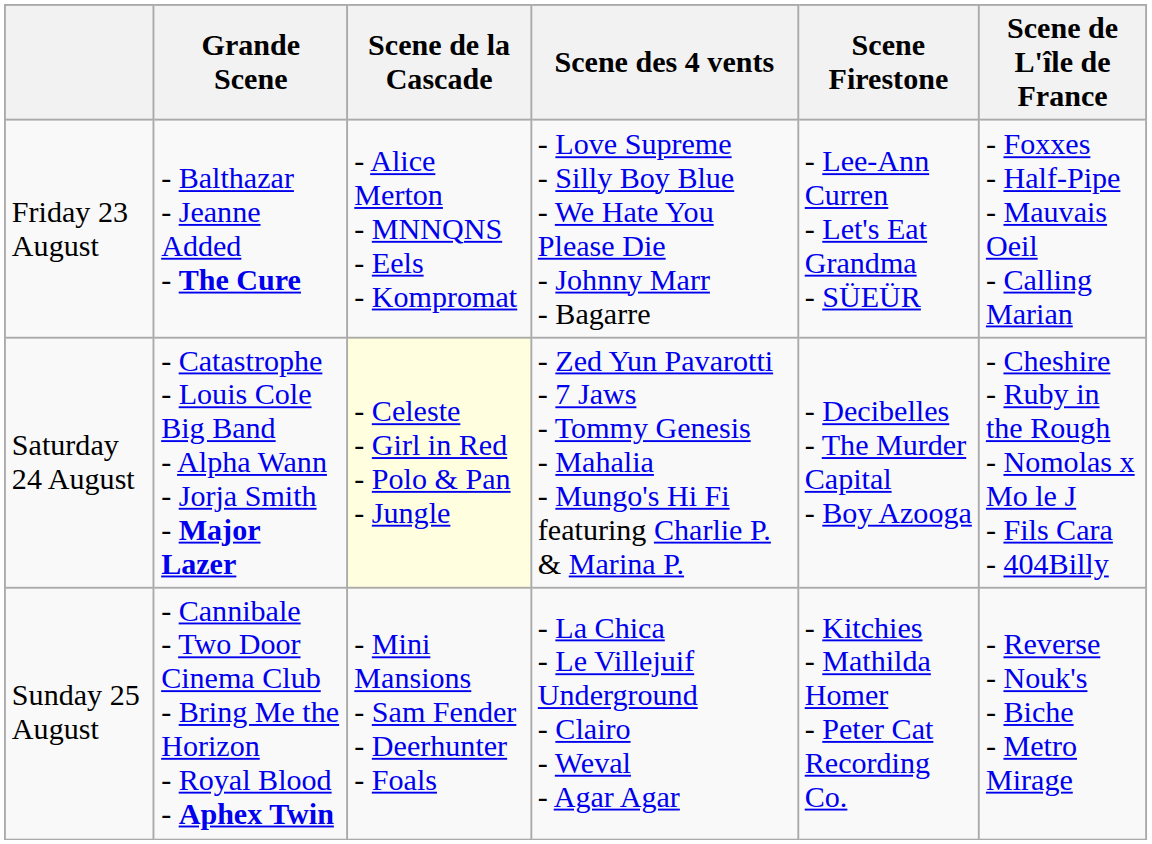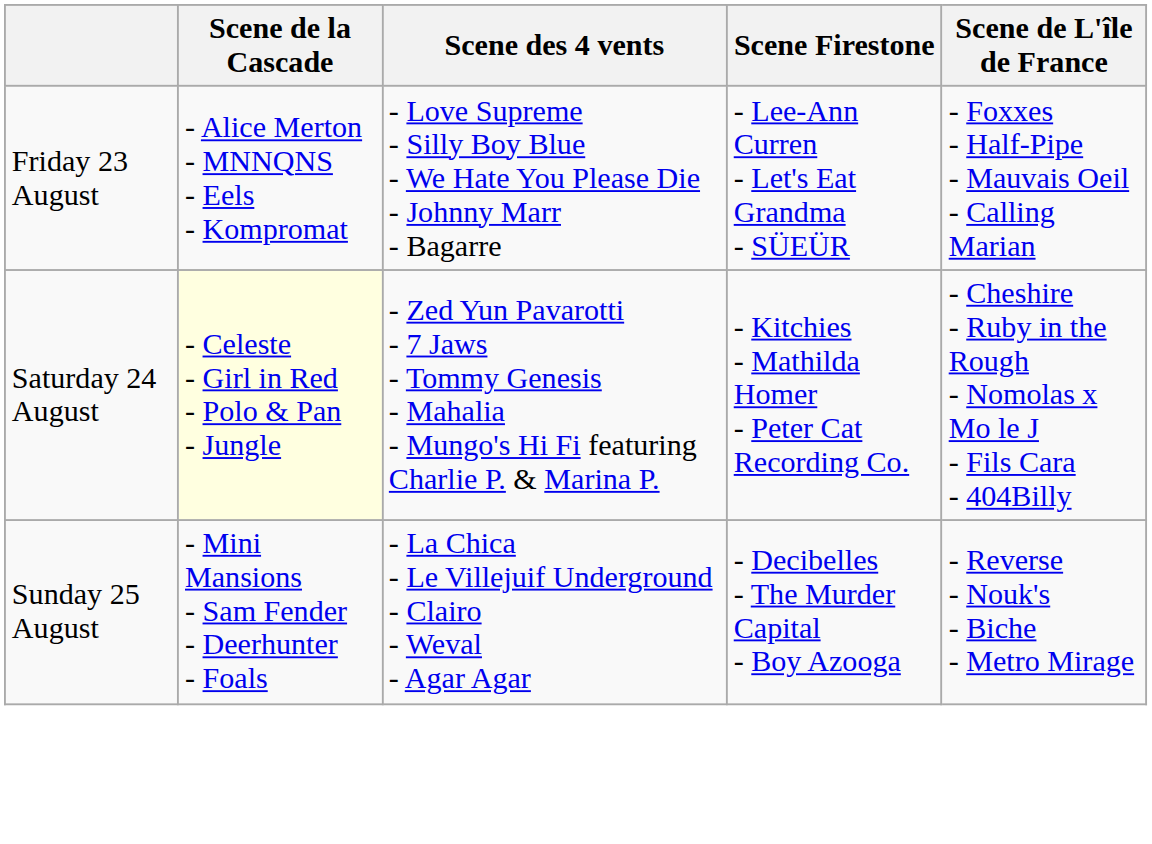- column: (251, 62)
(888, 462) - Decibelles - The Murder Capital - Boy Azooga -> (821, 394) - Kitchies - Mathilda Homer - Peter Cat Recording Co.
(869, 712) - Kitchies - Mathilda Homer - Peter Cat Recording Co. -> (817, 611) - Decibelles - The Murder Capital - Boy Azooga
